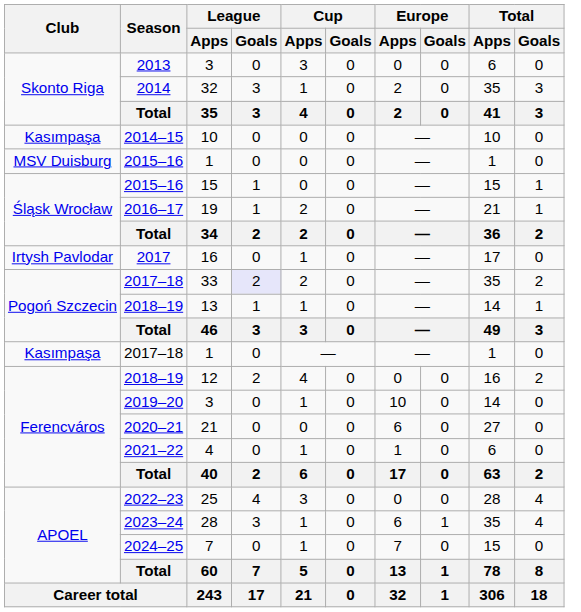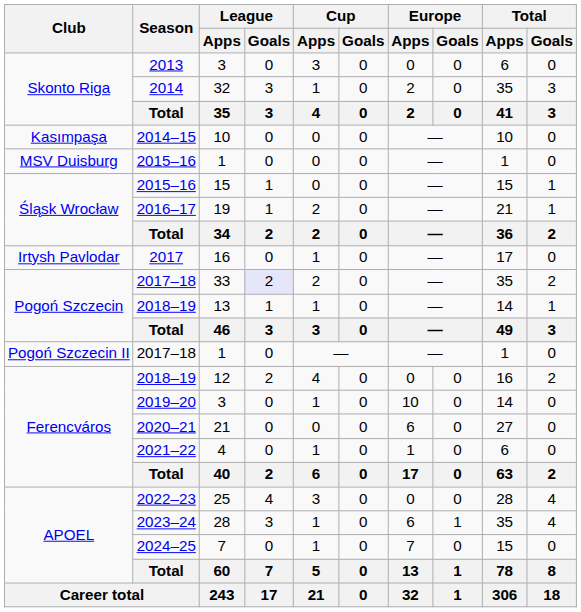(62, 354) Kasımpaşa -> (69, 354) Pogoń Szczecin II
